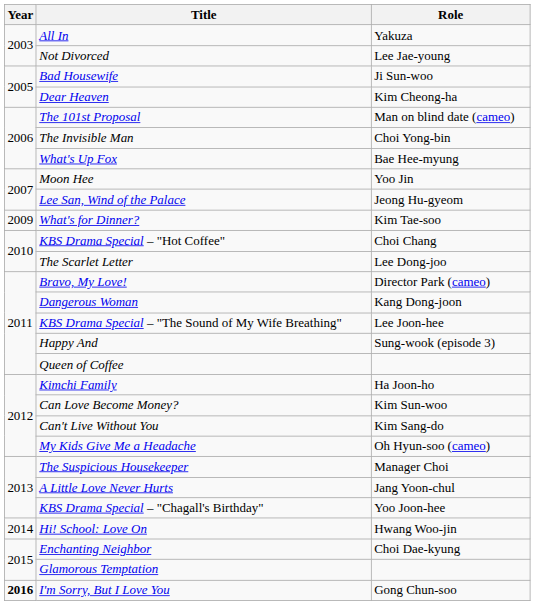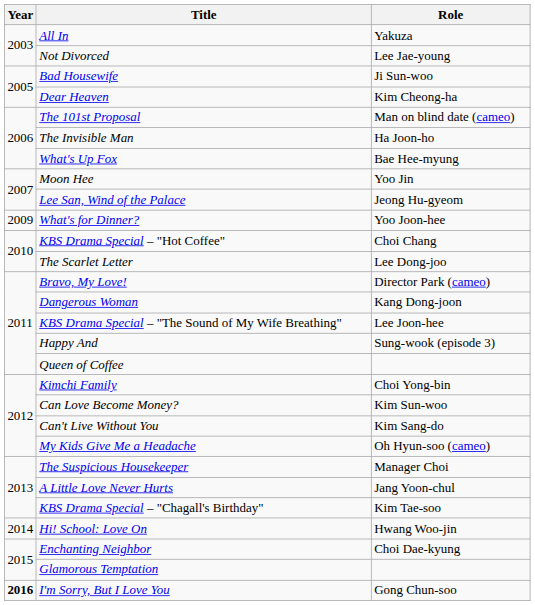(412, 138) Choi Yong-bin -> (404, 138) Ha Joon-ho
(408, 220) Kim Tae-soo -> (410, 220) Yoo Joon-hee
(404, 384) Ha Joon-ho -> (412, 384) Choi Yong-bin
(410, 508) Yoo Joon-hee -> (408, 508) Kim Tae-soo
